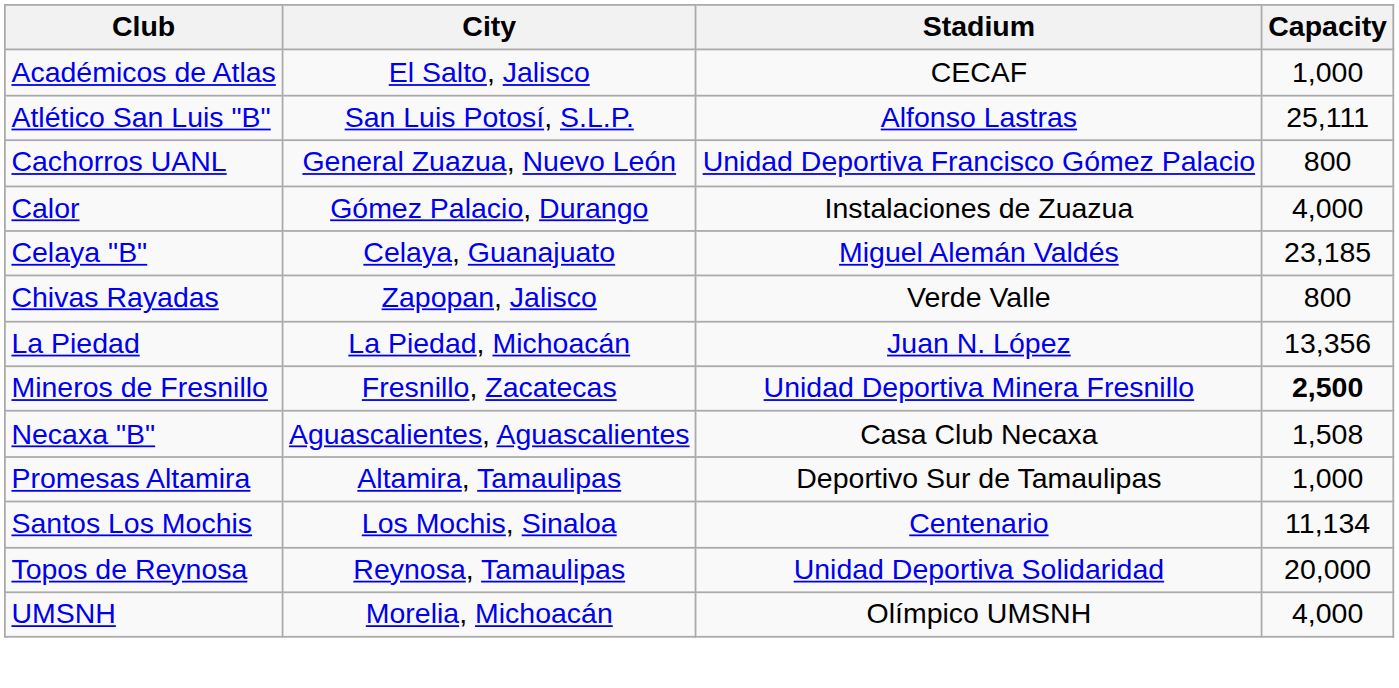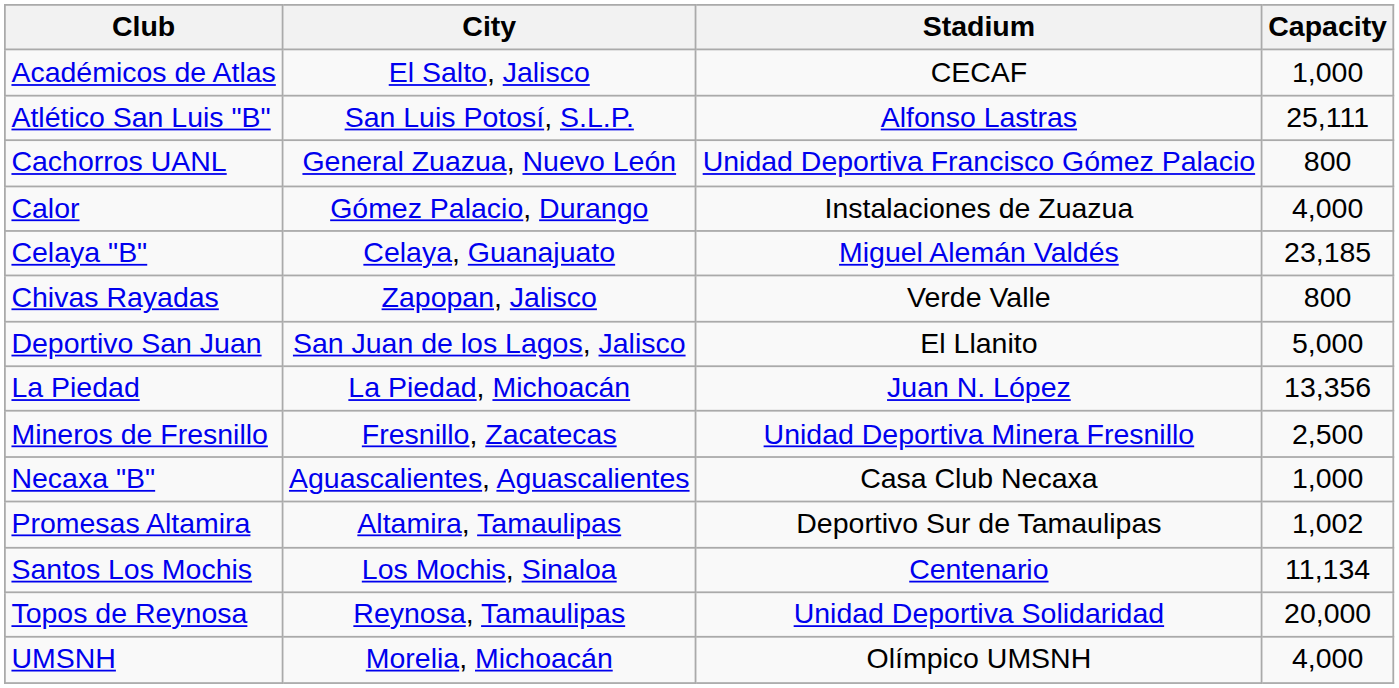+ row: (137, 343)
(1328, 388) bold -> (1328, 433) normal
(1328, 433) 1,508 -> (1328, 478) 1,000
(1328, 478) 1,000 -> (1328, 523) 1,002
